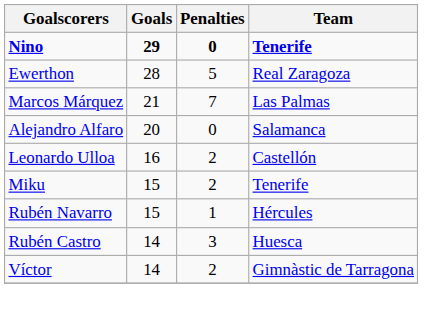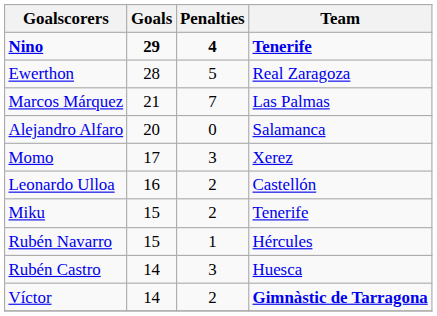(212, 46) 0 -> (212, 46) 4
+ row: (31, 157)
(333, 268) normal -> (340, 296) bold
